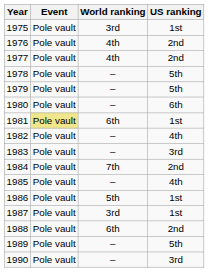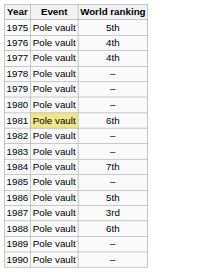- column: (176, 12)
(113, 27) 3rd -> (113, 27) 5th
